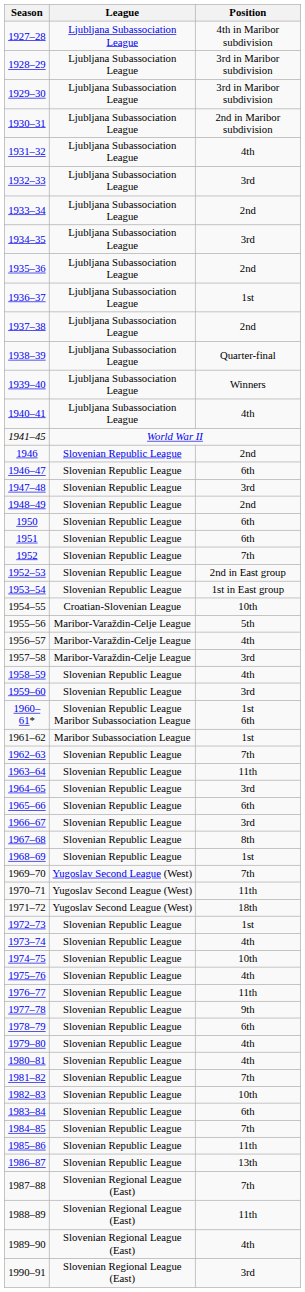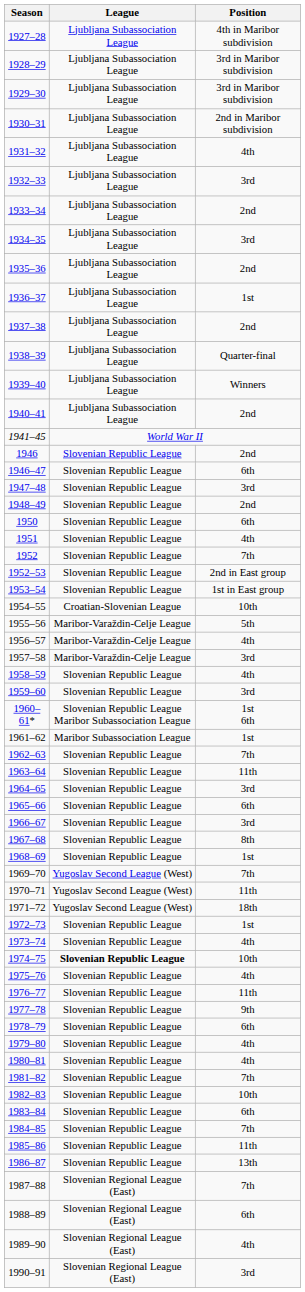(248, 413) 4th -> (248, 413) 2nd
(248, 538) 6th -> (248, 538) 4th
(122, 958) normal -> (122, 958) bold
(248, 1215) 11th -> (248, 1215) 6th
